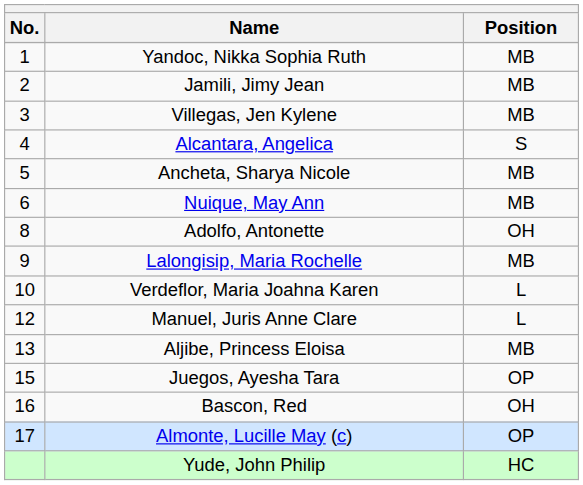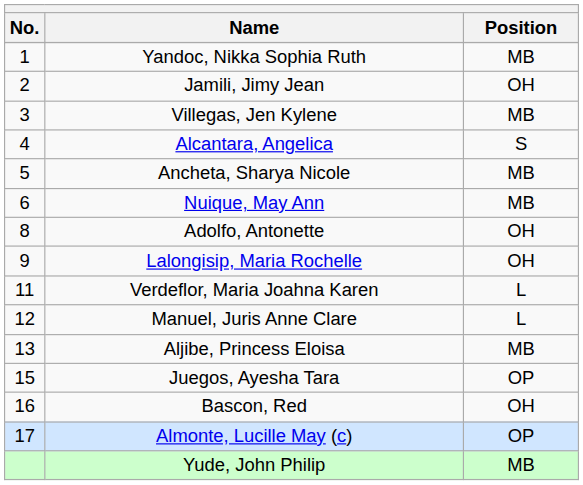(521, 85) MB -> (521, 85) OH
(521, 261) MB -> (521, 261) OH
(25, 290) 10 -> (25, 290) 11
(521, 465) HC -> (521, 465) MB
